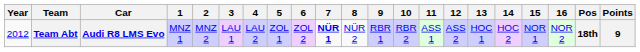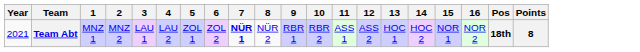- column: (123, 12)
(18, 33) 2012 -> (18, 33) 2021
(618, 33) 9 -> (531, 33) 8
